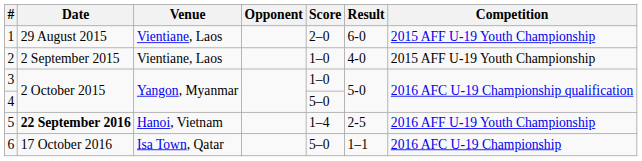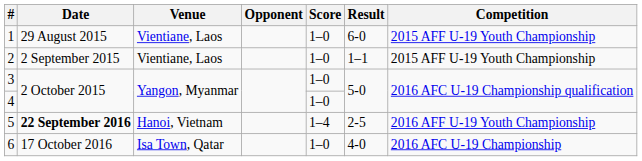(319, 36) 2–0 -> (319, 36) 1–0
(357, 58) 4-0 -> (358, 58) 1–1
(319, 101) 5–0 -> (319, 101) 1–0
(319, 144) 5–0 -> (319, 144) 1–0
(358, 144) 1–1 -> (357, 144) 4-0
